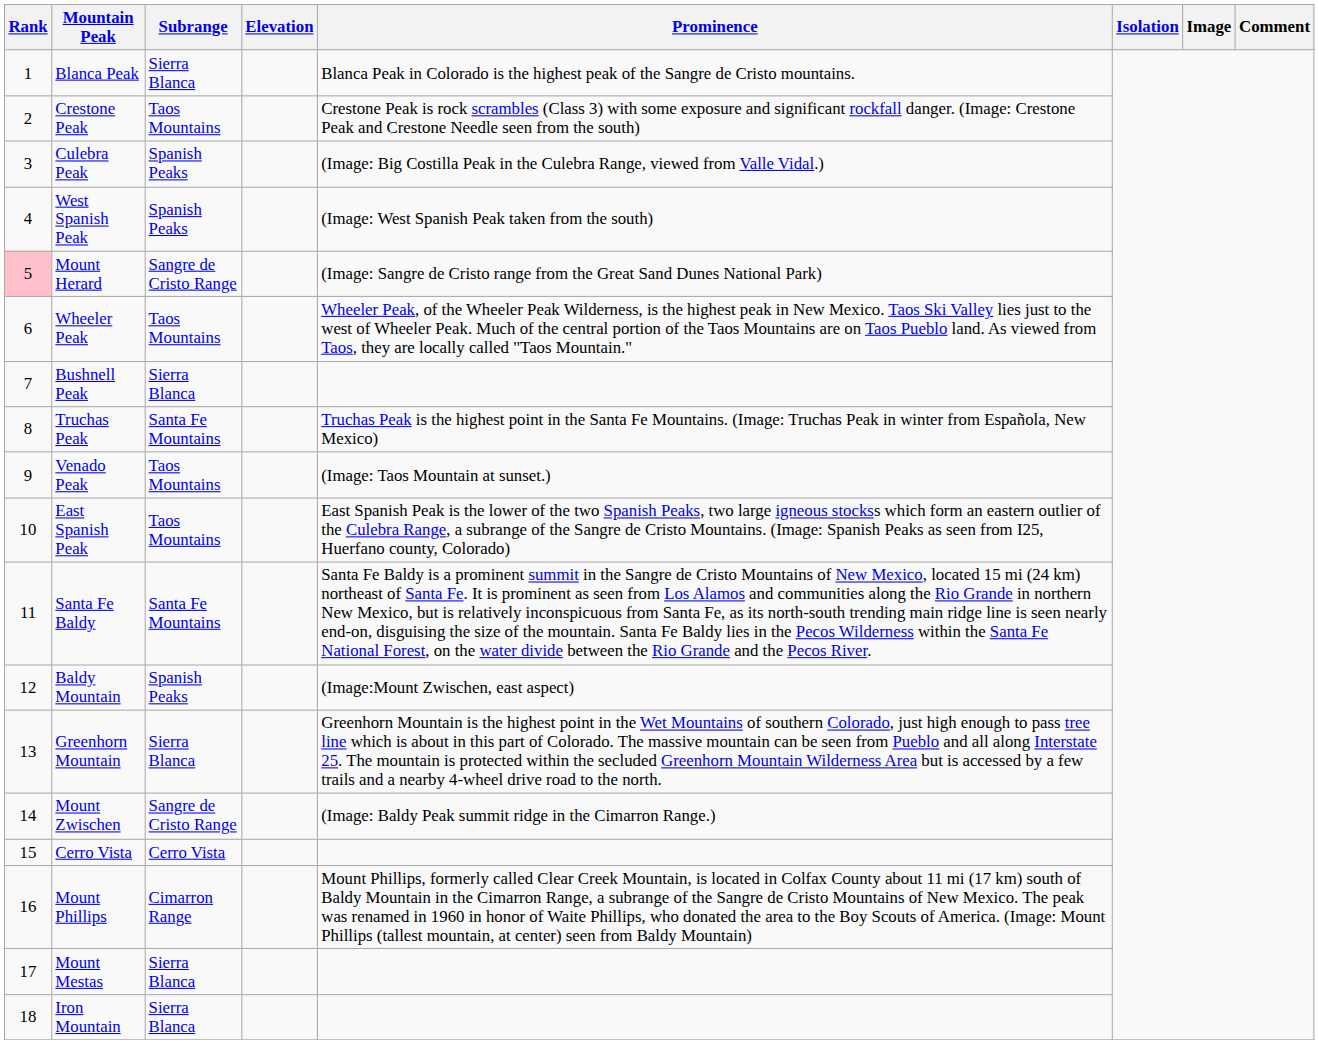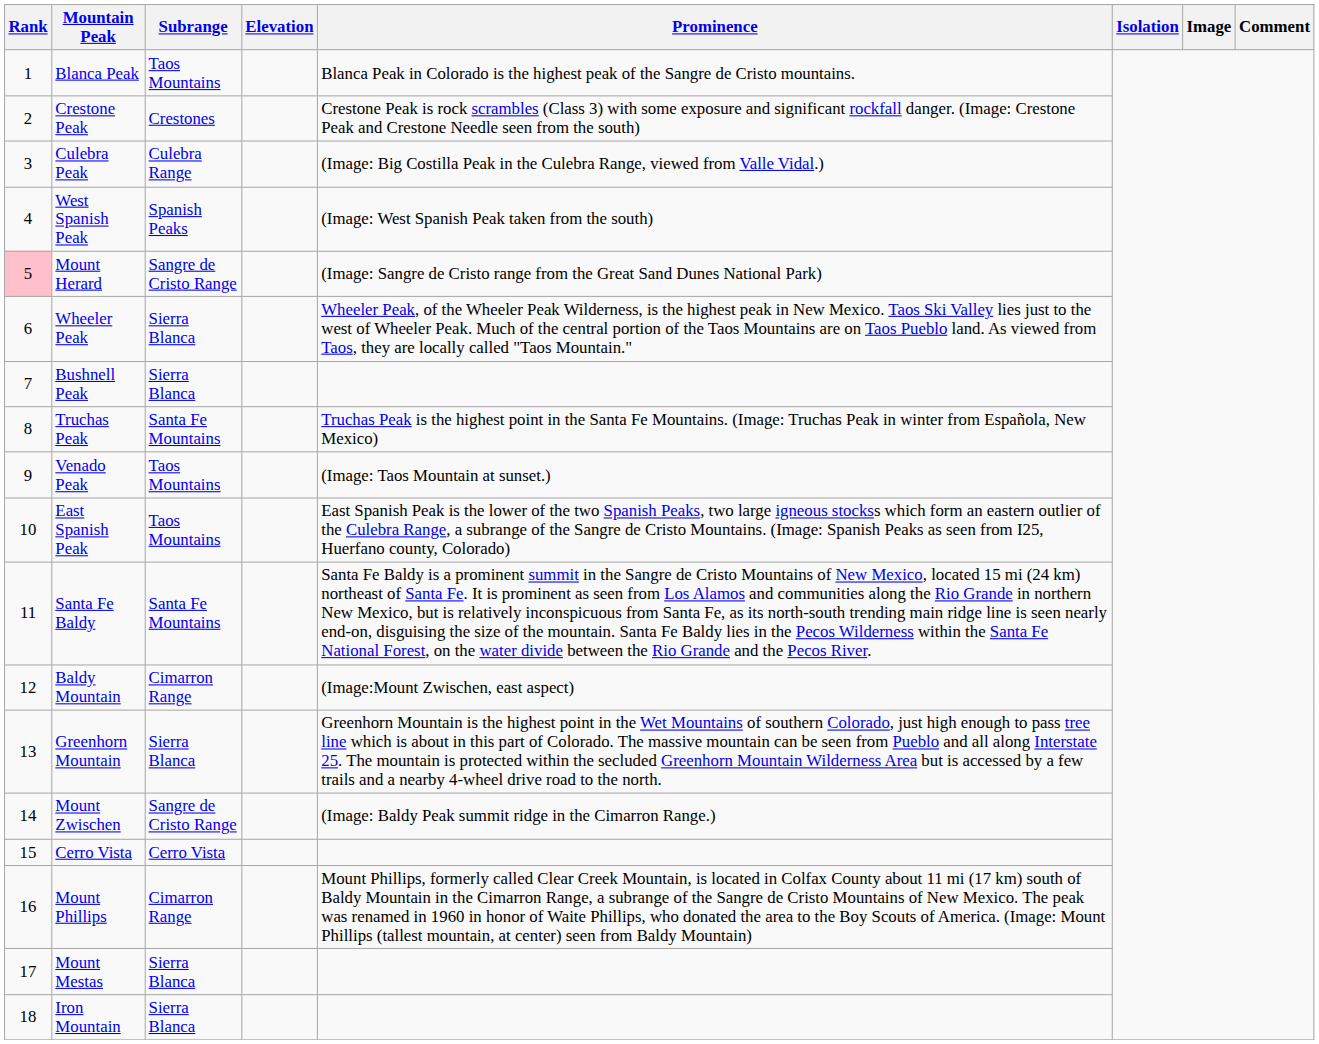(172, 72) Sierra Blanca -> (185, 72) Taos Mountains
(185, 118) Taos Mountains -> (182, 118) Crestones
(175, 163) Spanish Peaks -> (175, 163) Culebra Range
(185, 328) Taos Mountains -> (172, 328) Sierra Blanca
(175, 687) Spanish Peaks -> (181, 687) Cimarron Range
